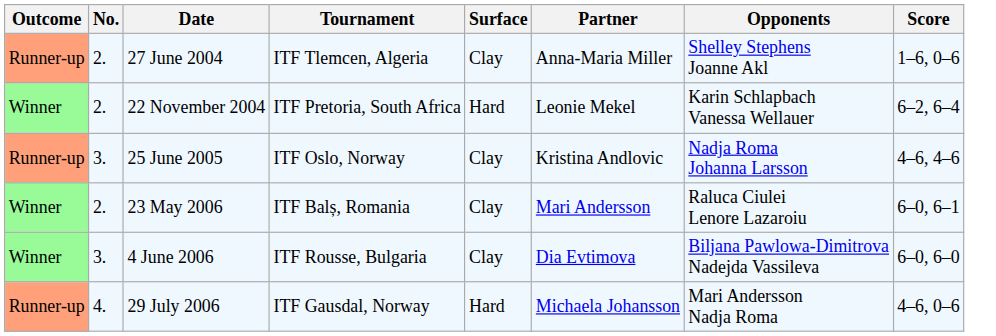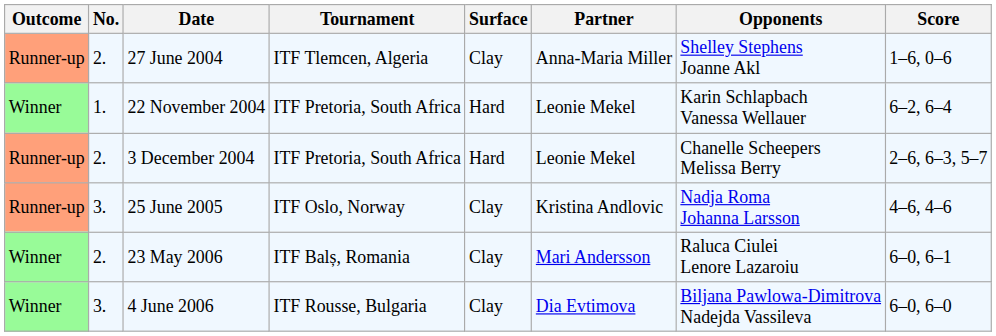(100, 107) 2. -> (100, 107) 1.
+ row: (191, 157)
- row: (174, 306)
